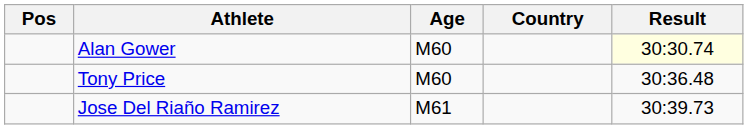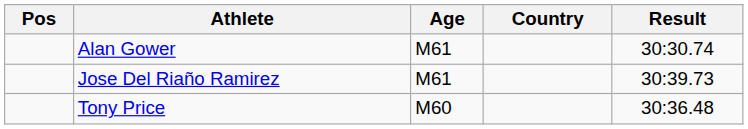(434, 49) M60 -> (434, 49) M61
(677, 49) lightyellow background -> (677, 49) no background
rows swapped: (121, 78) <-> (179, 108)
